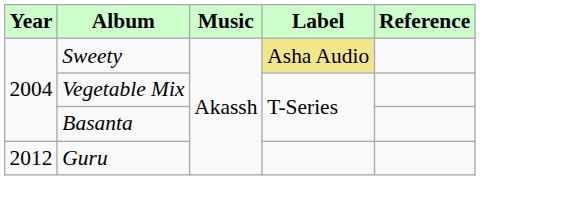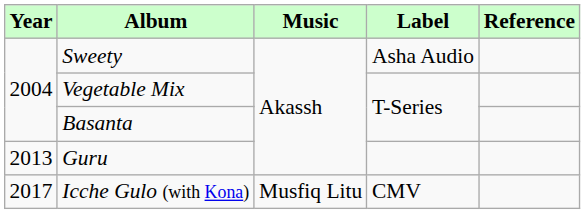(318, 55) khaki background -> (423, 55) no background
(31, 157) 2012 -> (31, 157) 2013
+ row: (156, 191)
